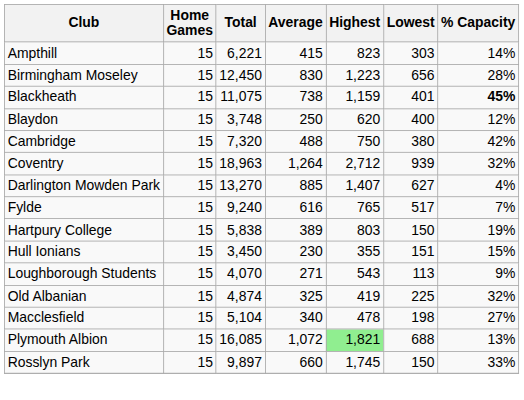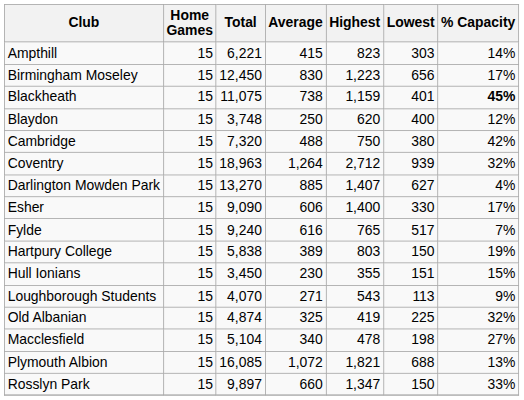(501, 75) 28% -> (501, 75) 17%
+ row: (26, 207)
(363, 340) lightgreen background -> (363, 362) no background
(363, 362) 1,745 -> (363, 384) 1,347
